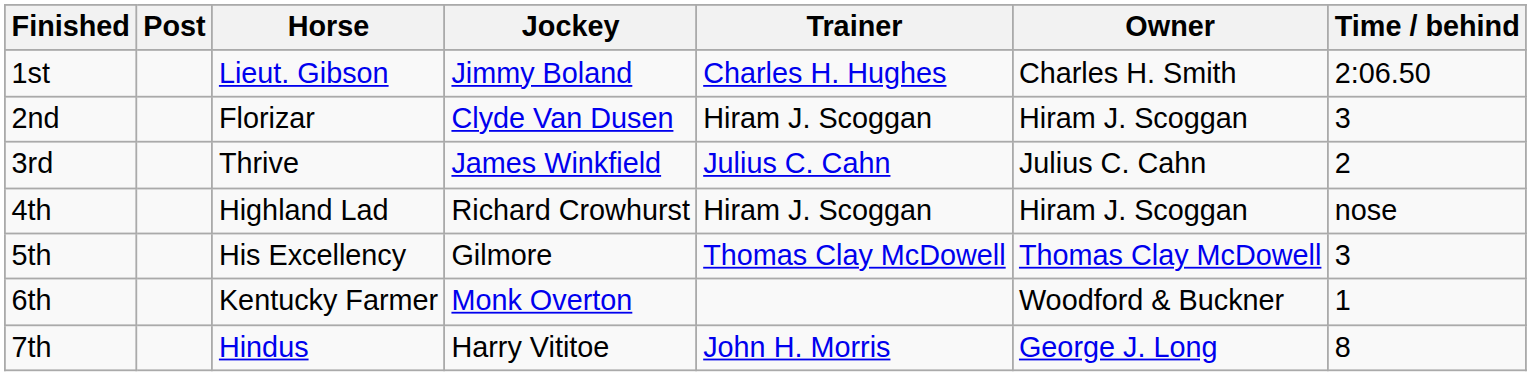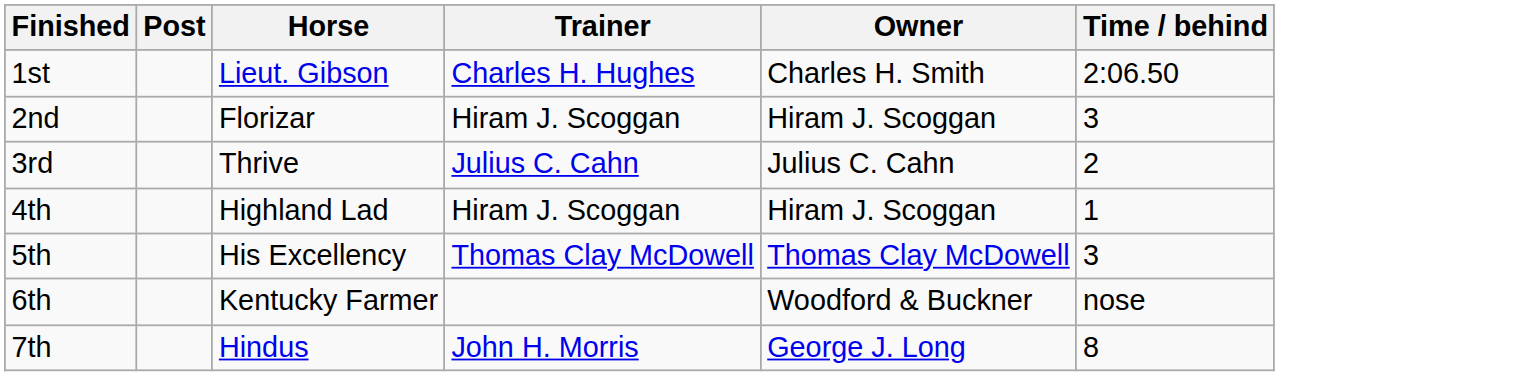- column: (571, 27)
(1366, 210) nose -> (1091, 210) 1
(1343, 301) 1 -> (1114, 301) nose
